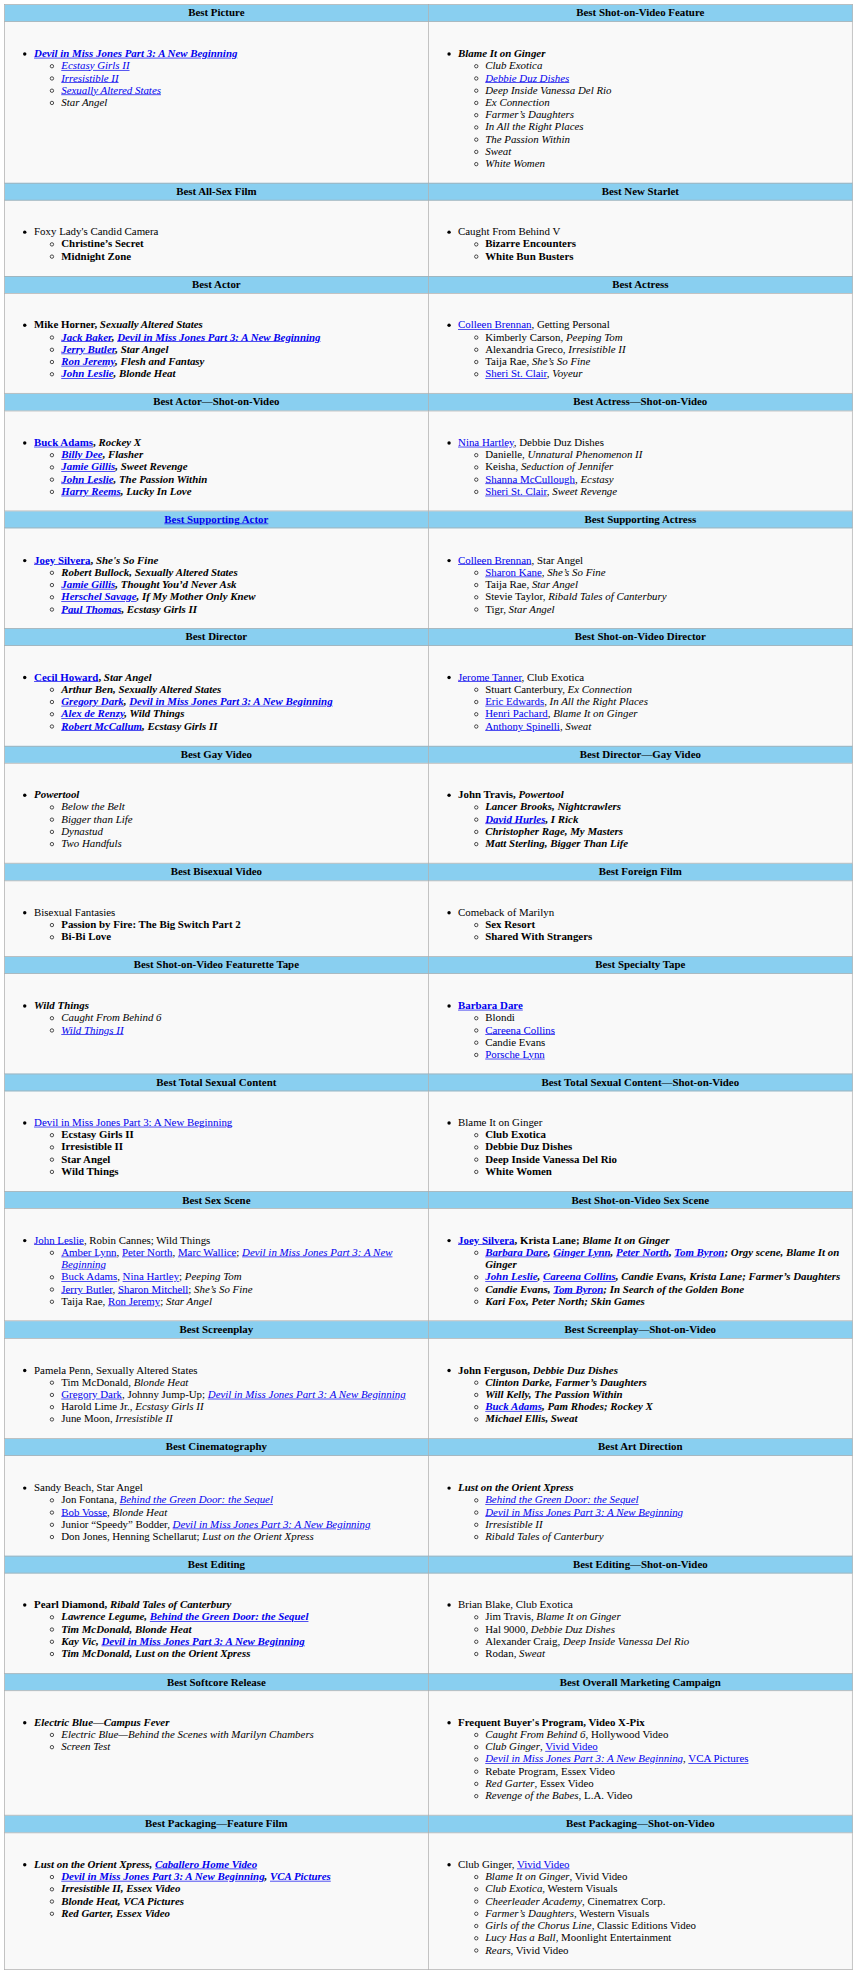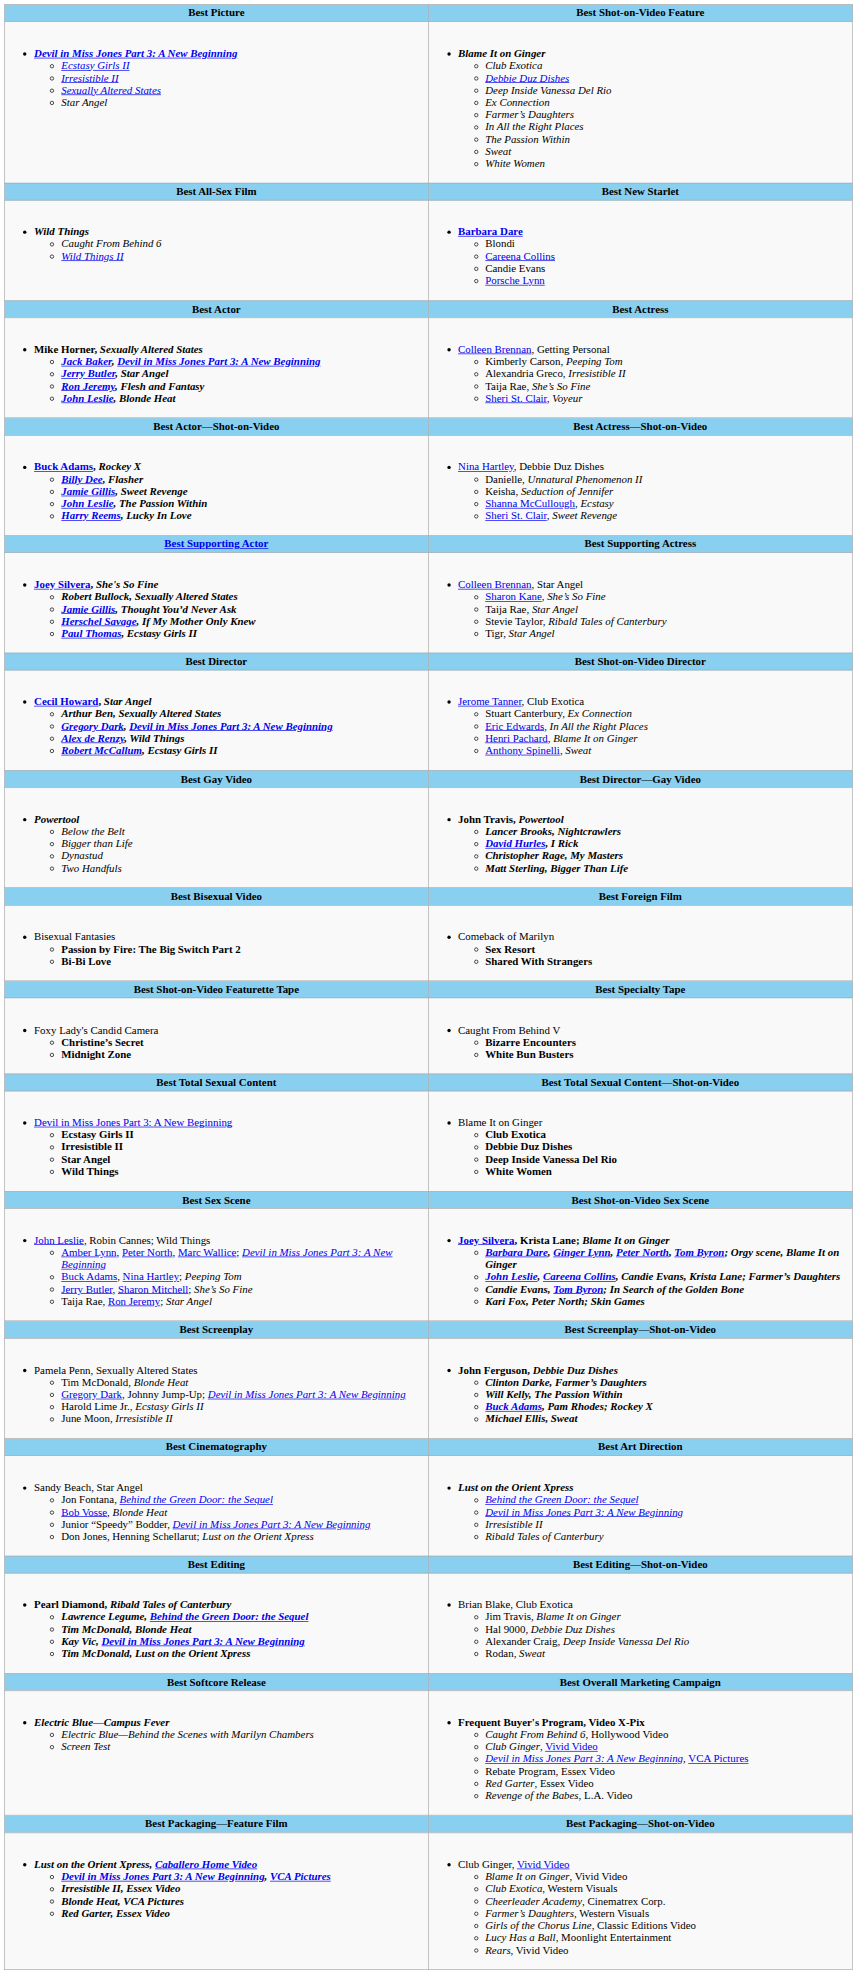rows swapped: (216, 1018) <-> (216, 244)
